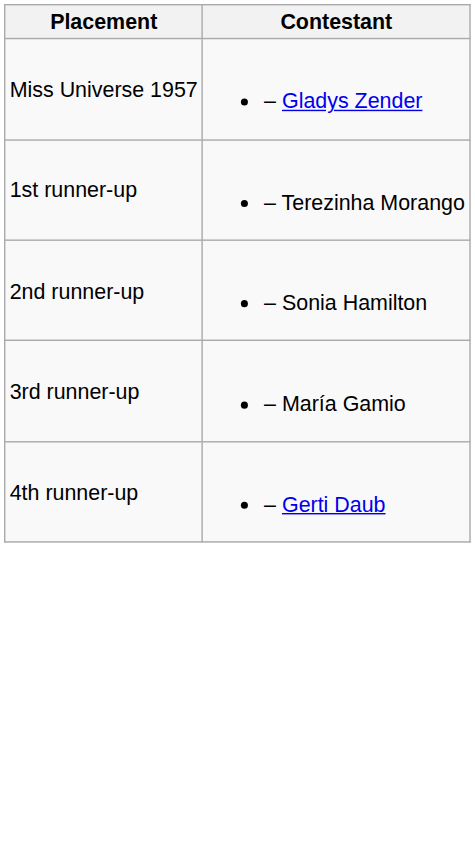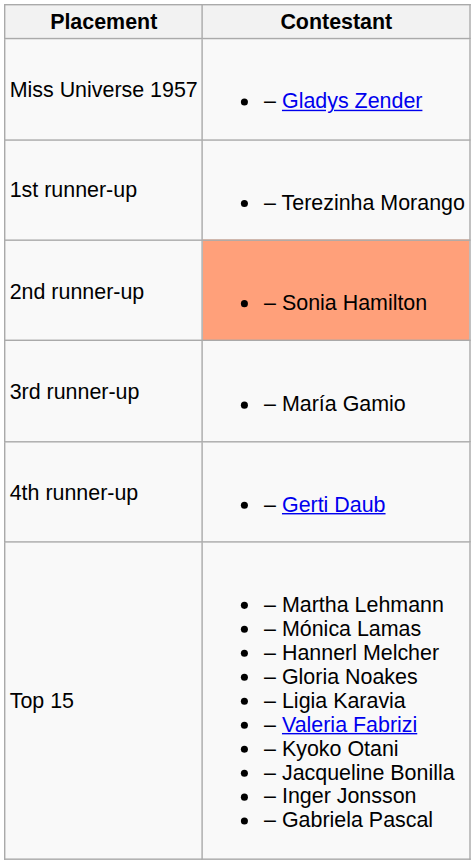(336, 303) no background -> (336, 303) lightsalmon background
+ row: (42, 701)
